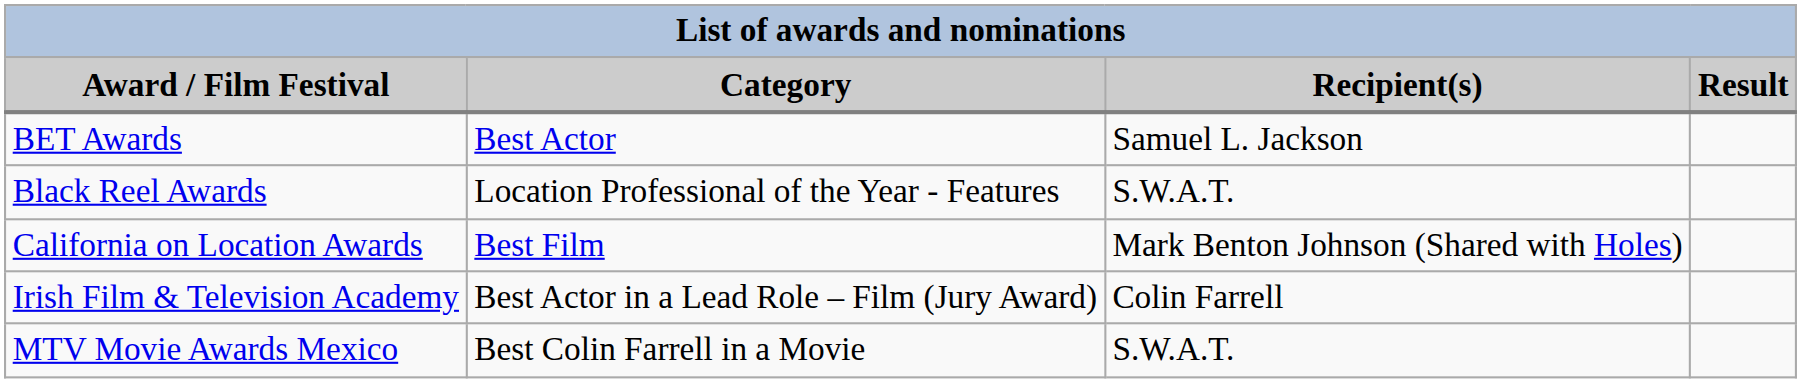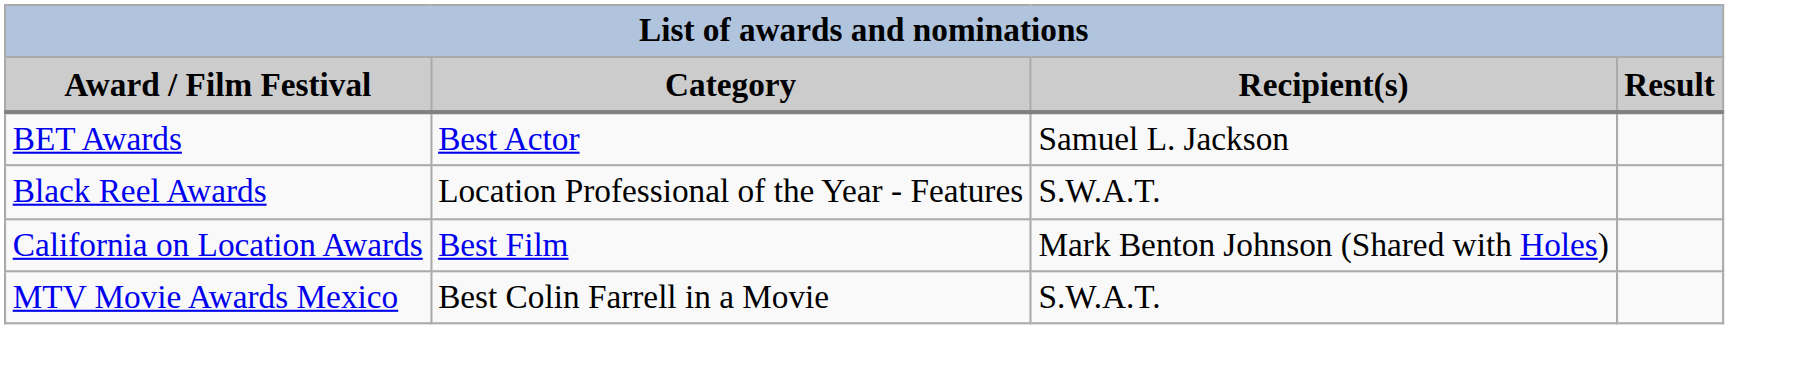- row: (236, 296)
